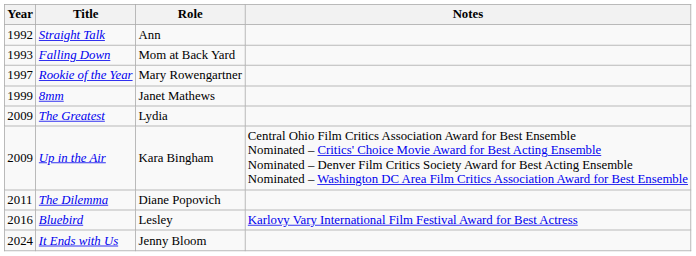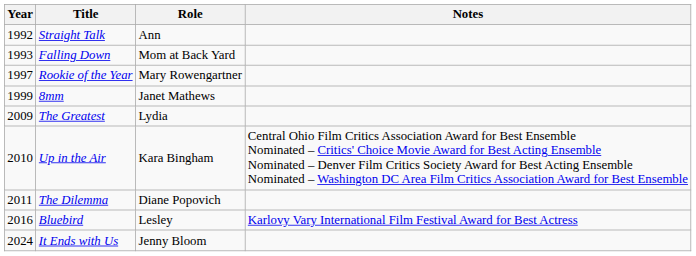(20, 158) 2009 -> (20, 158) 2010
